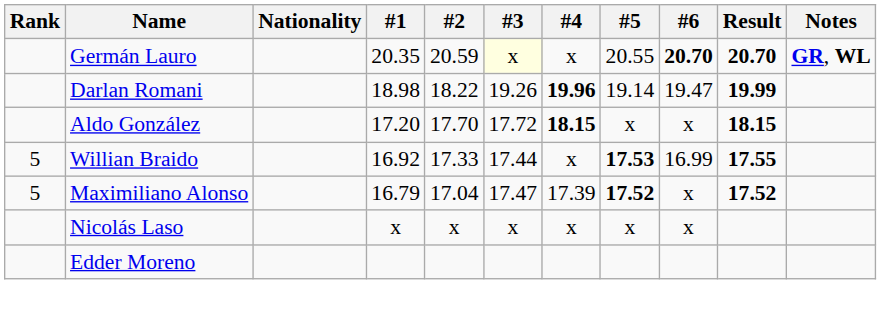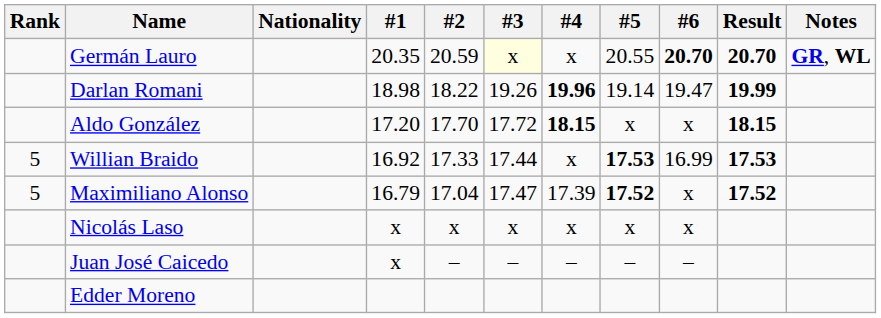(752, 158) 17.55 -> (752, 158) 17.53
+ row: (149, 261)
